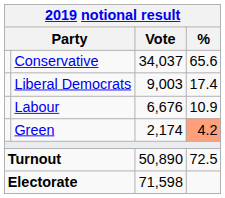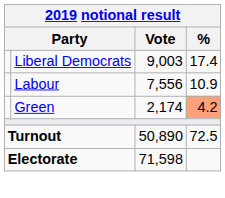- row: (56, 61)
(165, 107) 6,676 -> (165, 84) 7,556
